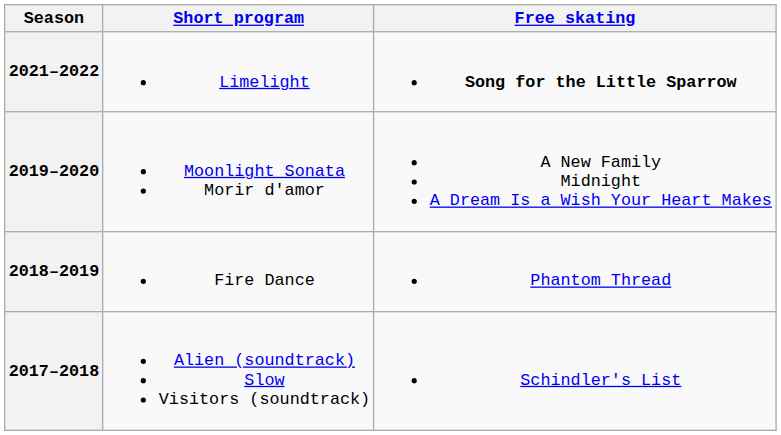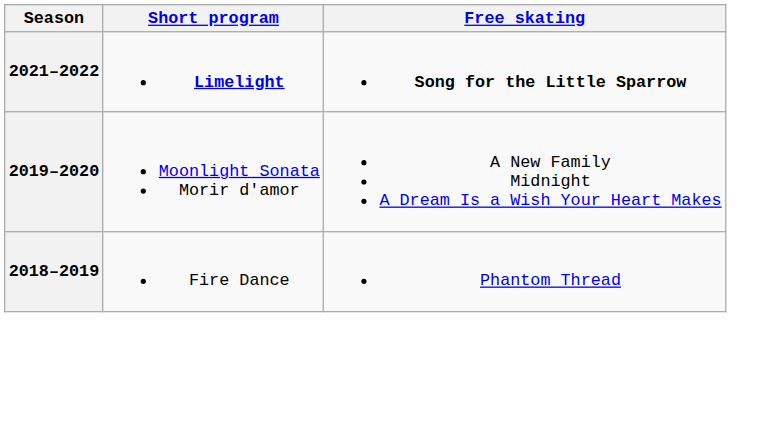(239, 82) normal -> (214, 82) bold
- row: (54, 371)
